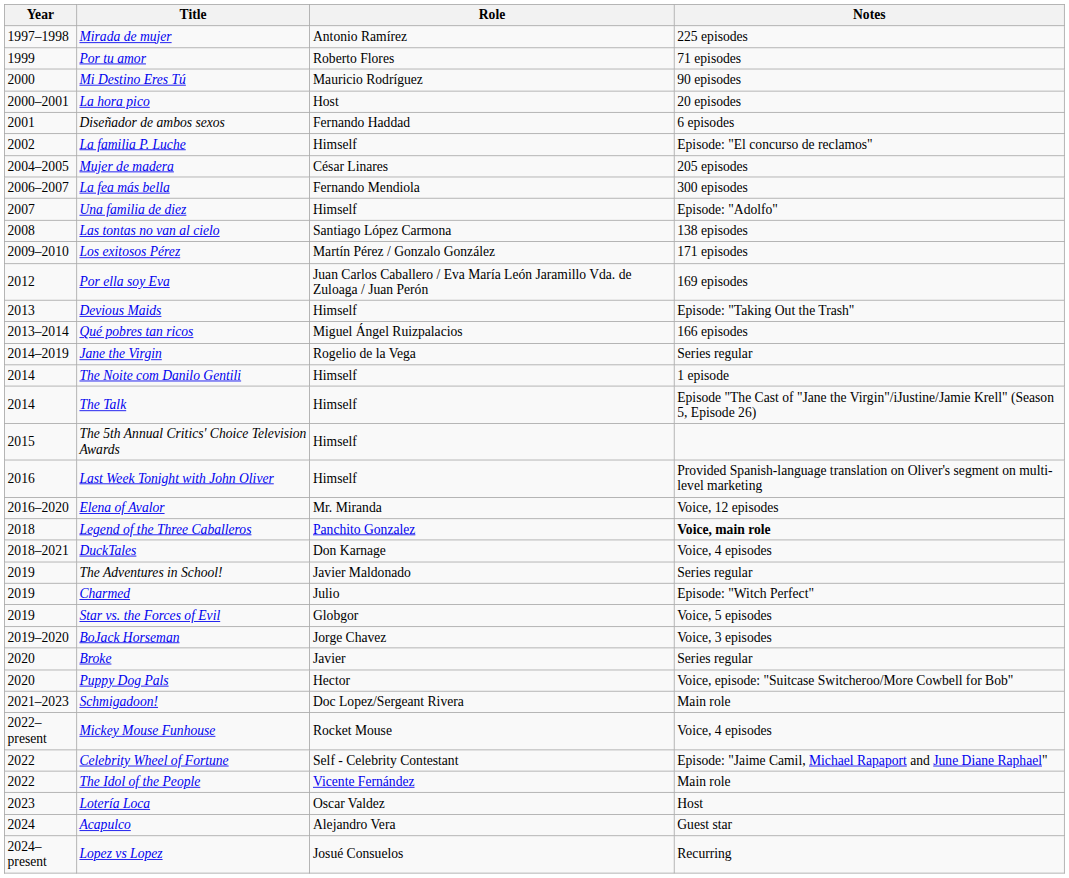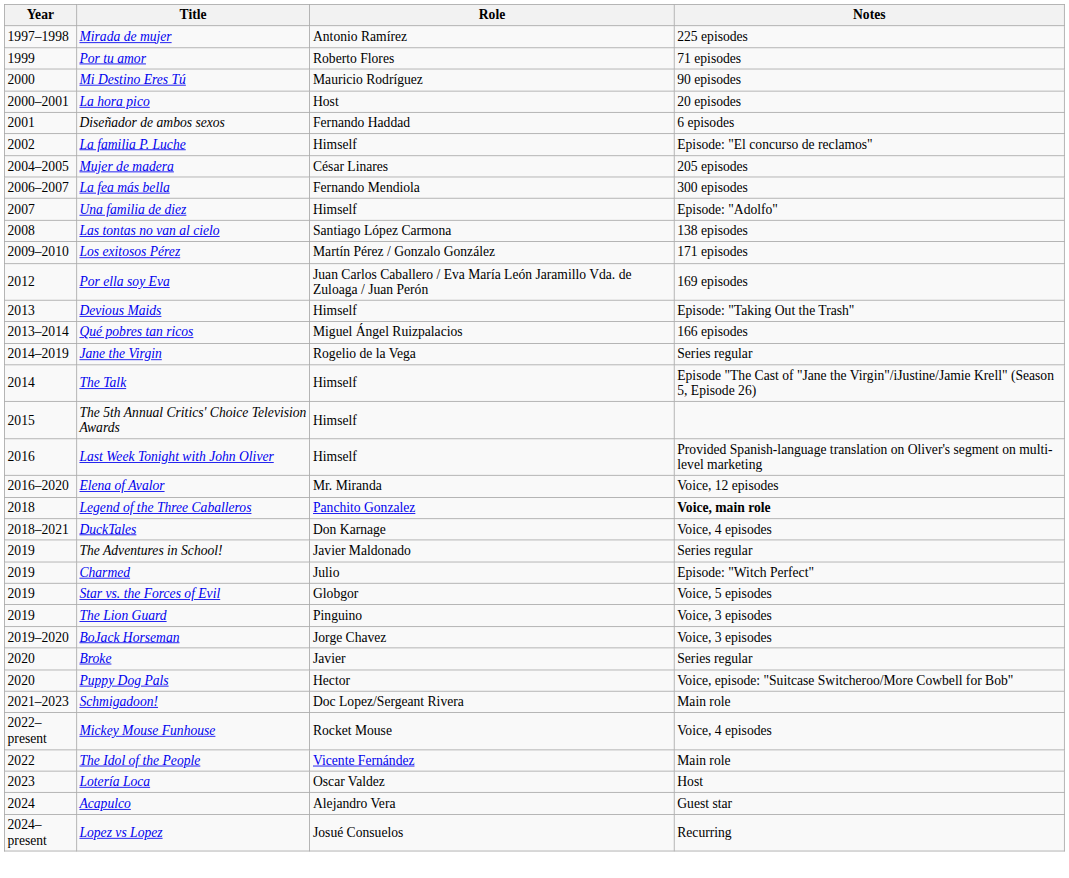- row: (160, 375)
+ row: (123, 615)
- row: (154, 760)
